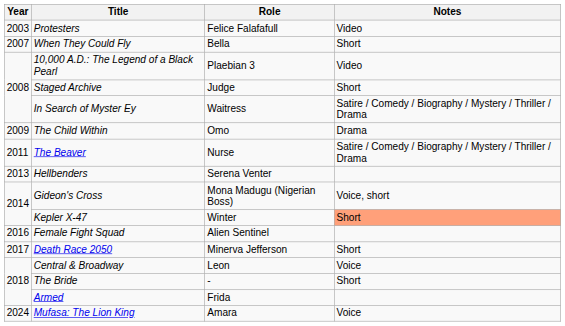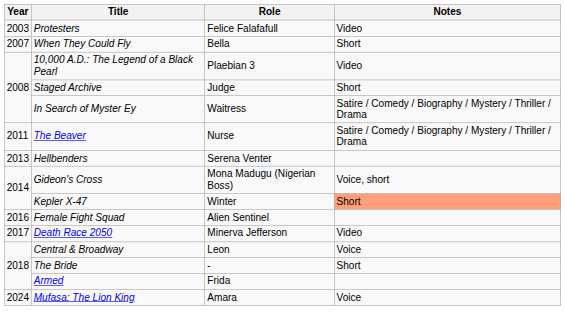- row: (71, 131)
(349, 249) Short -> (349, 233) Video
